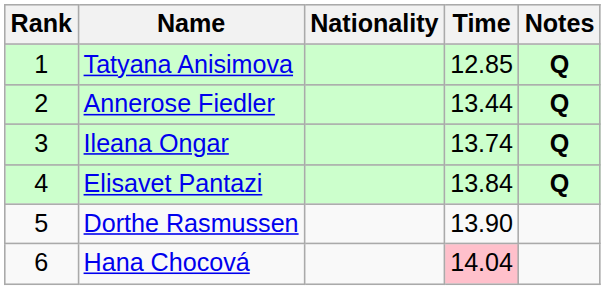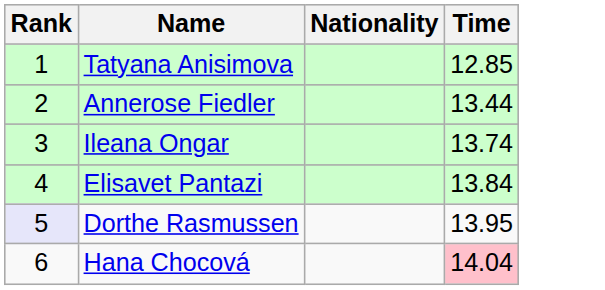- column: (560, 24)
(41, 223) no background -> (41, 223) lavender background
(482, 223) 13.90 -> (482, 223) 13.95
